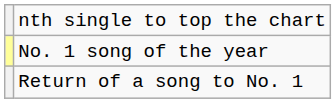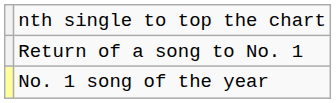rows swapped: (161, 82) <-> (144, 51)
